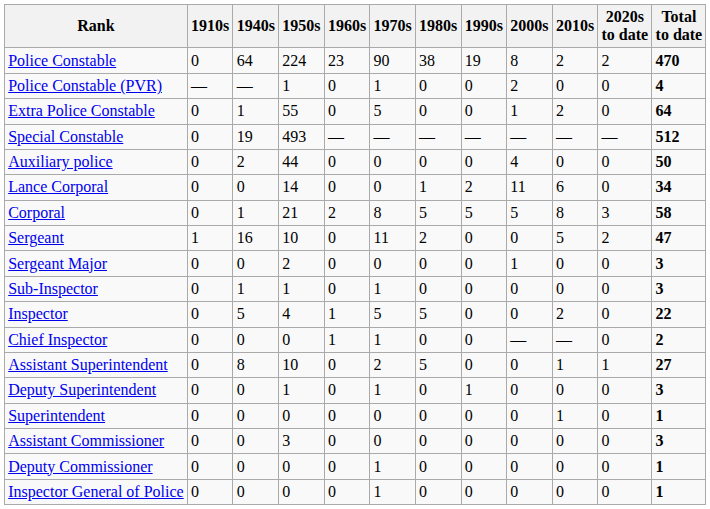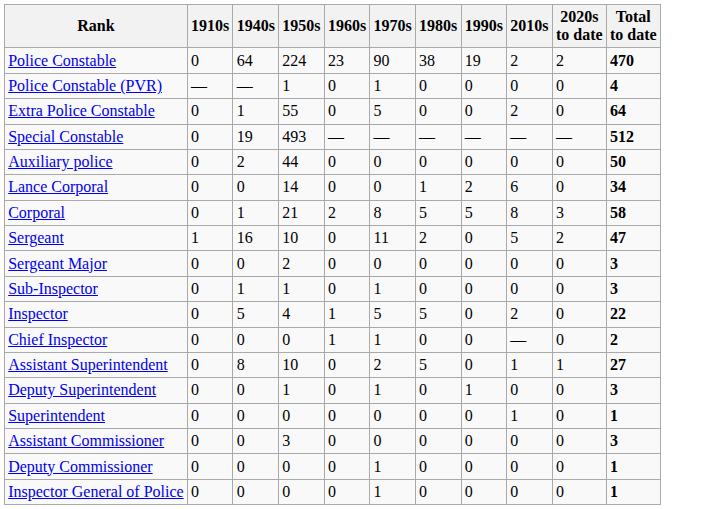- column: (529, 26)
